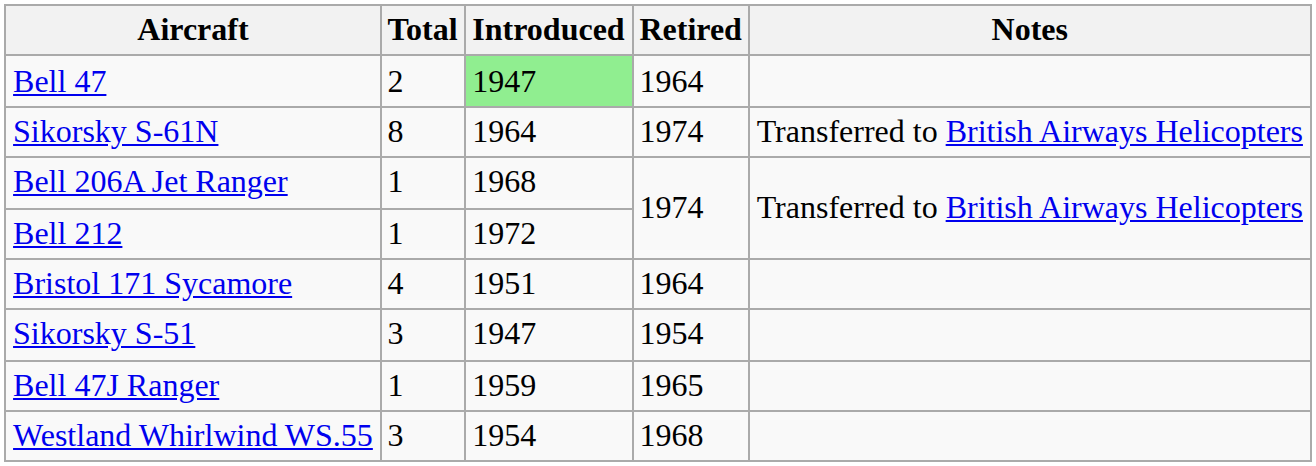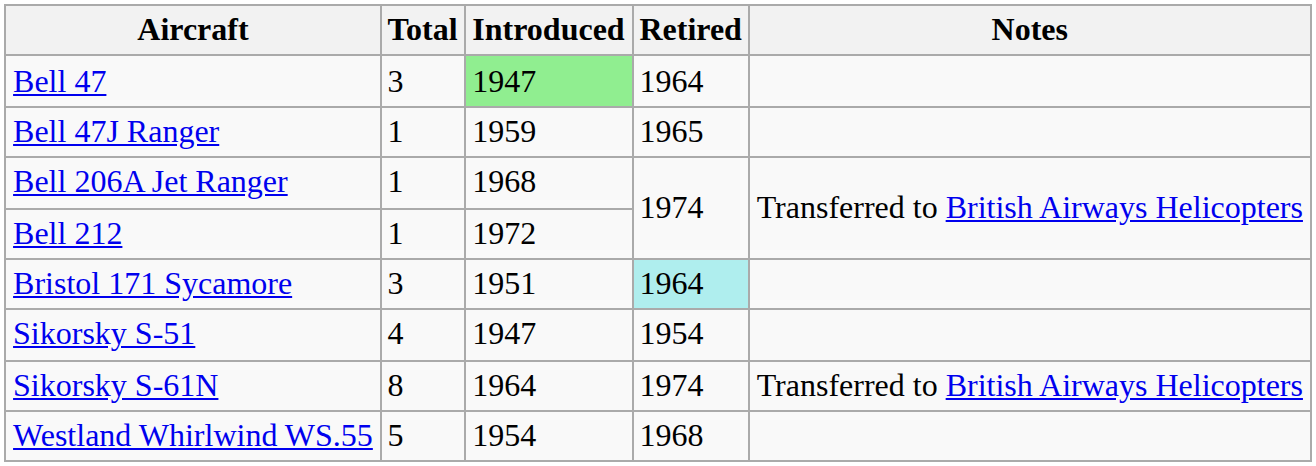(396, 80) 2 -> (396, 80) 3
rows swapped: (116, 385) <-> (116, 131)
(396, 283) 4 -> (396, 283) 3
(671, 283) no background -> (671, 283) paleturquoise background
(396, 334) 3 -> (396, 334) 4
(396, 435) 3 -> (396, 435) 5
